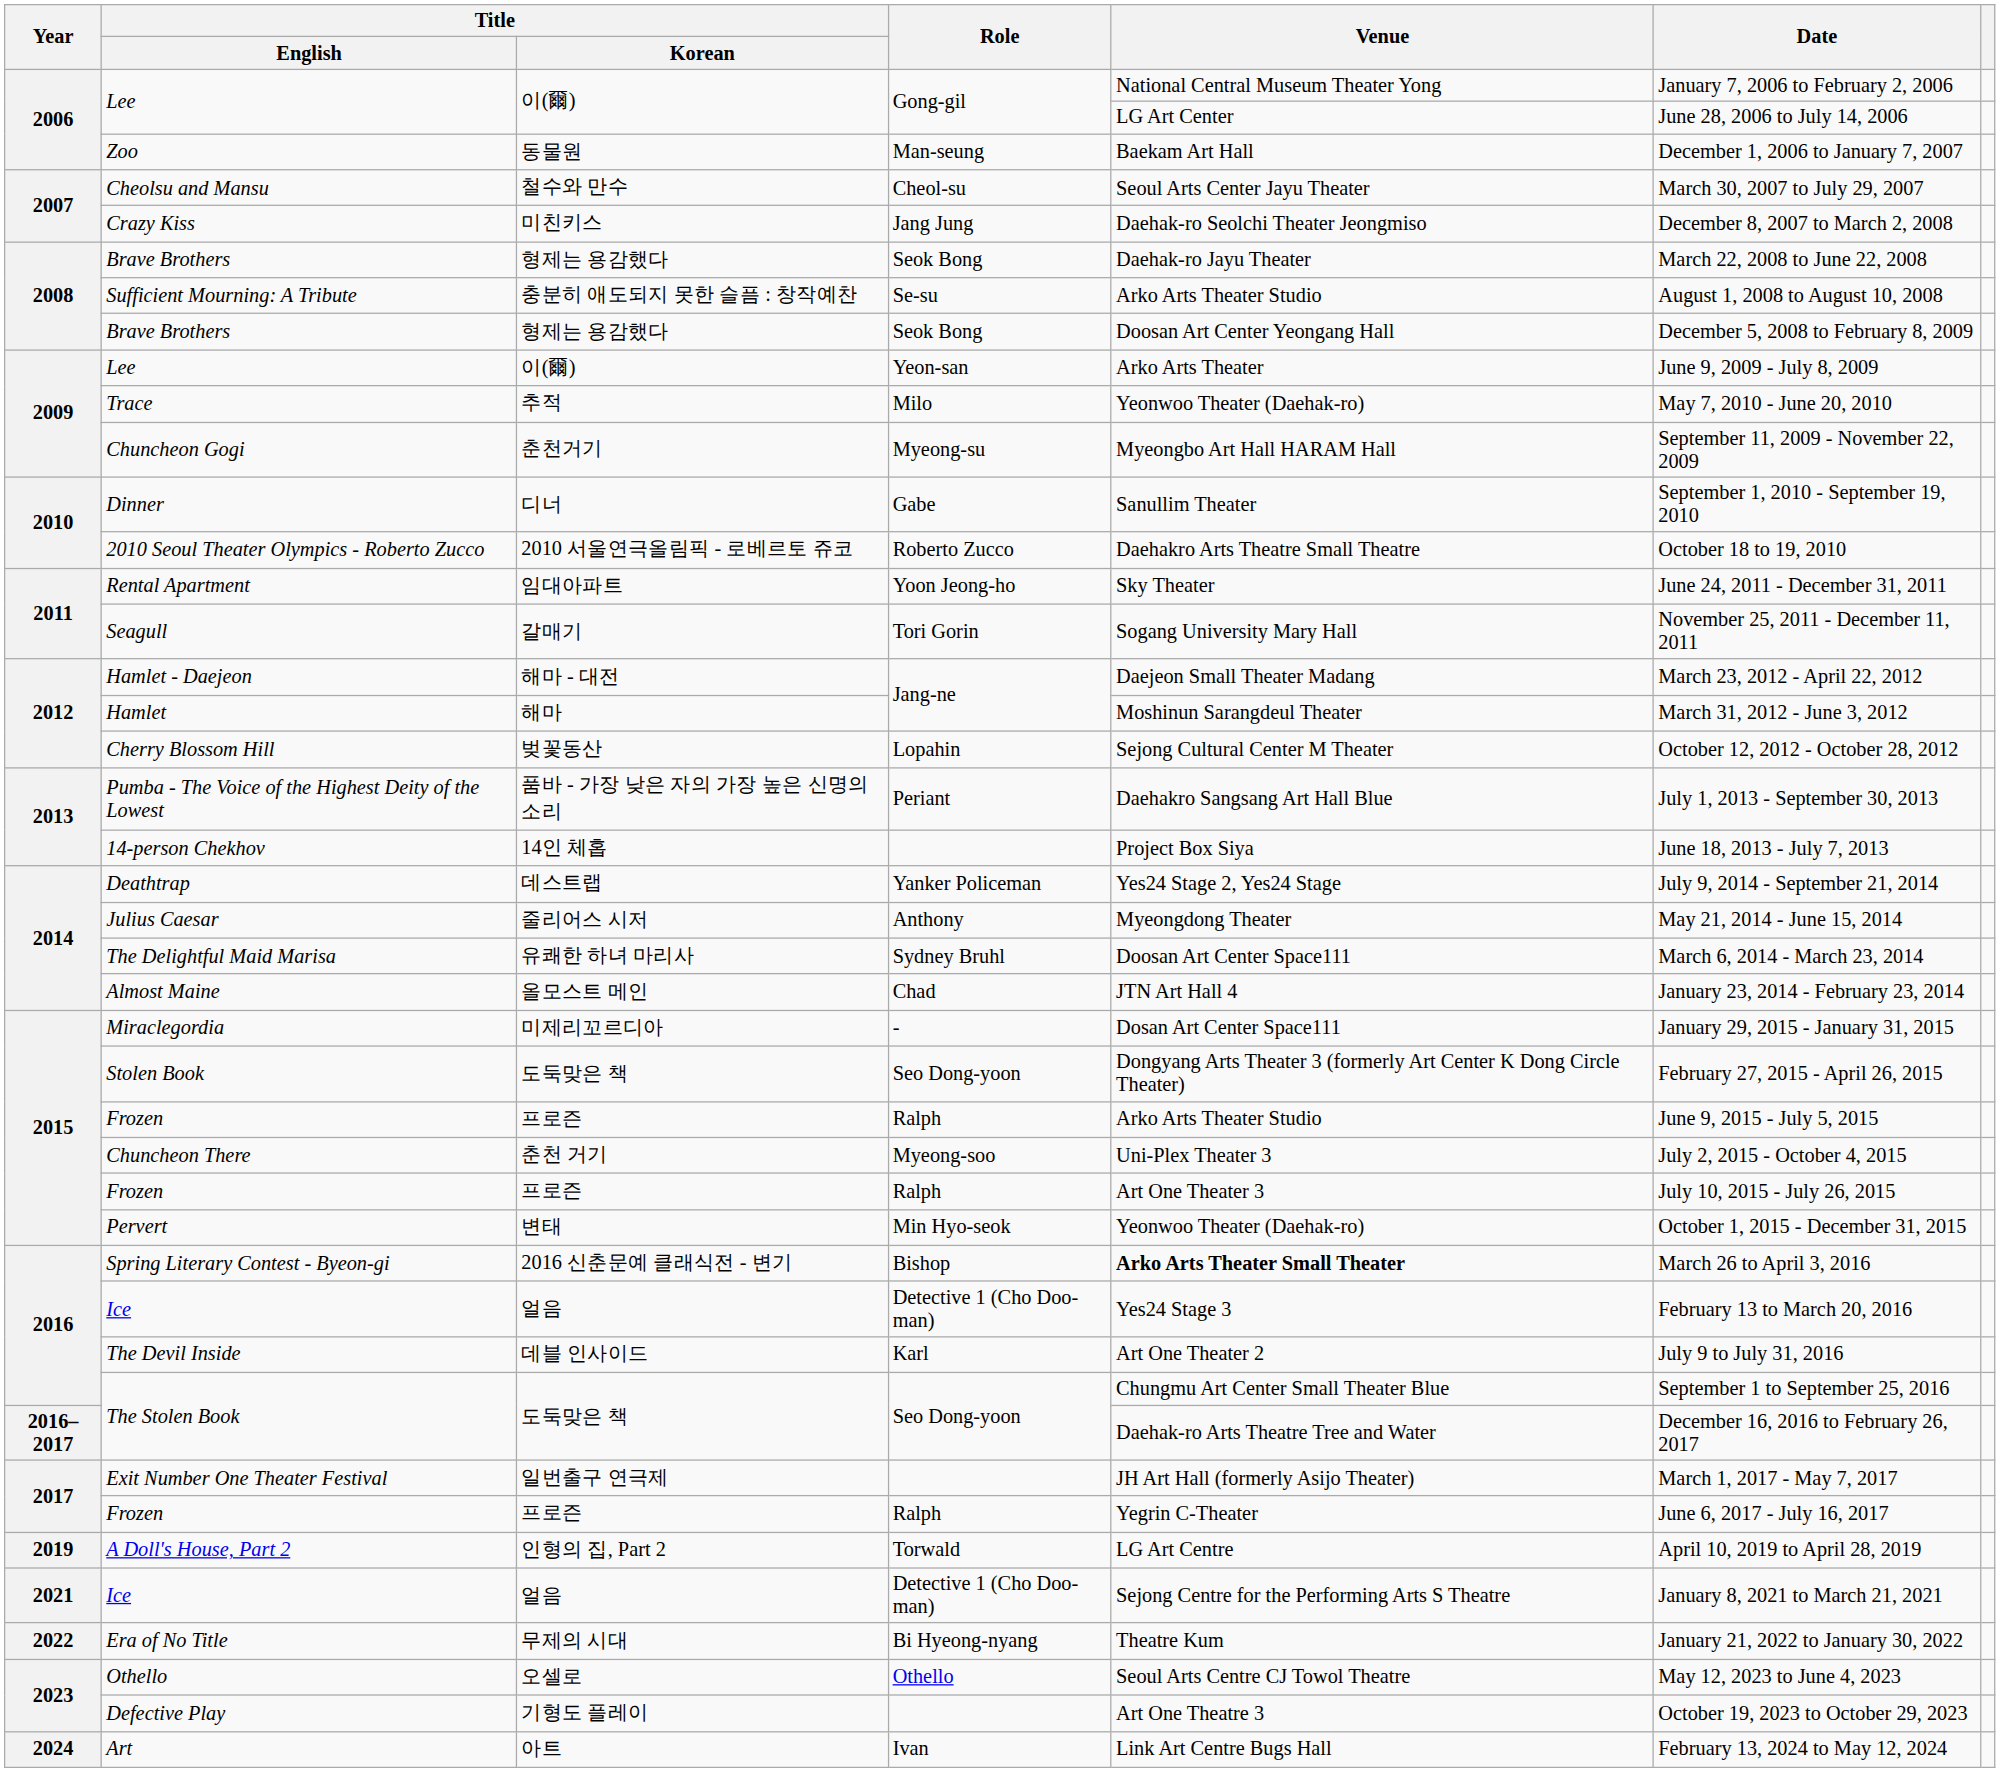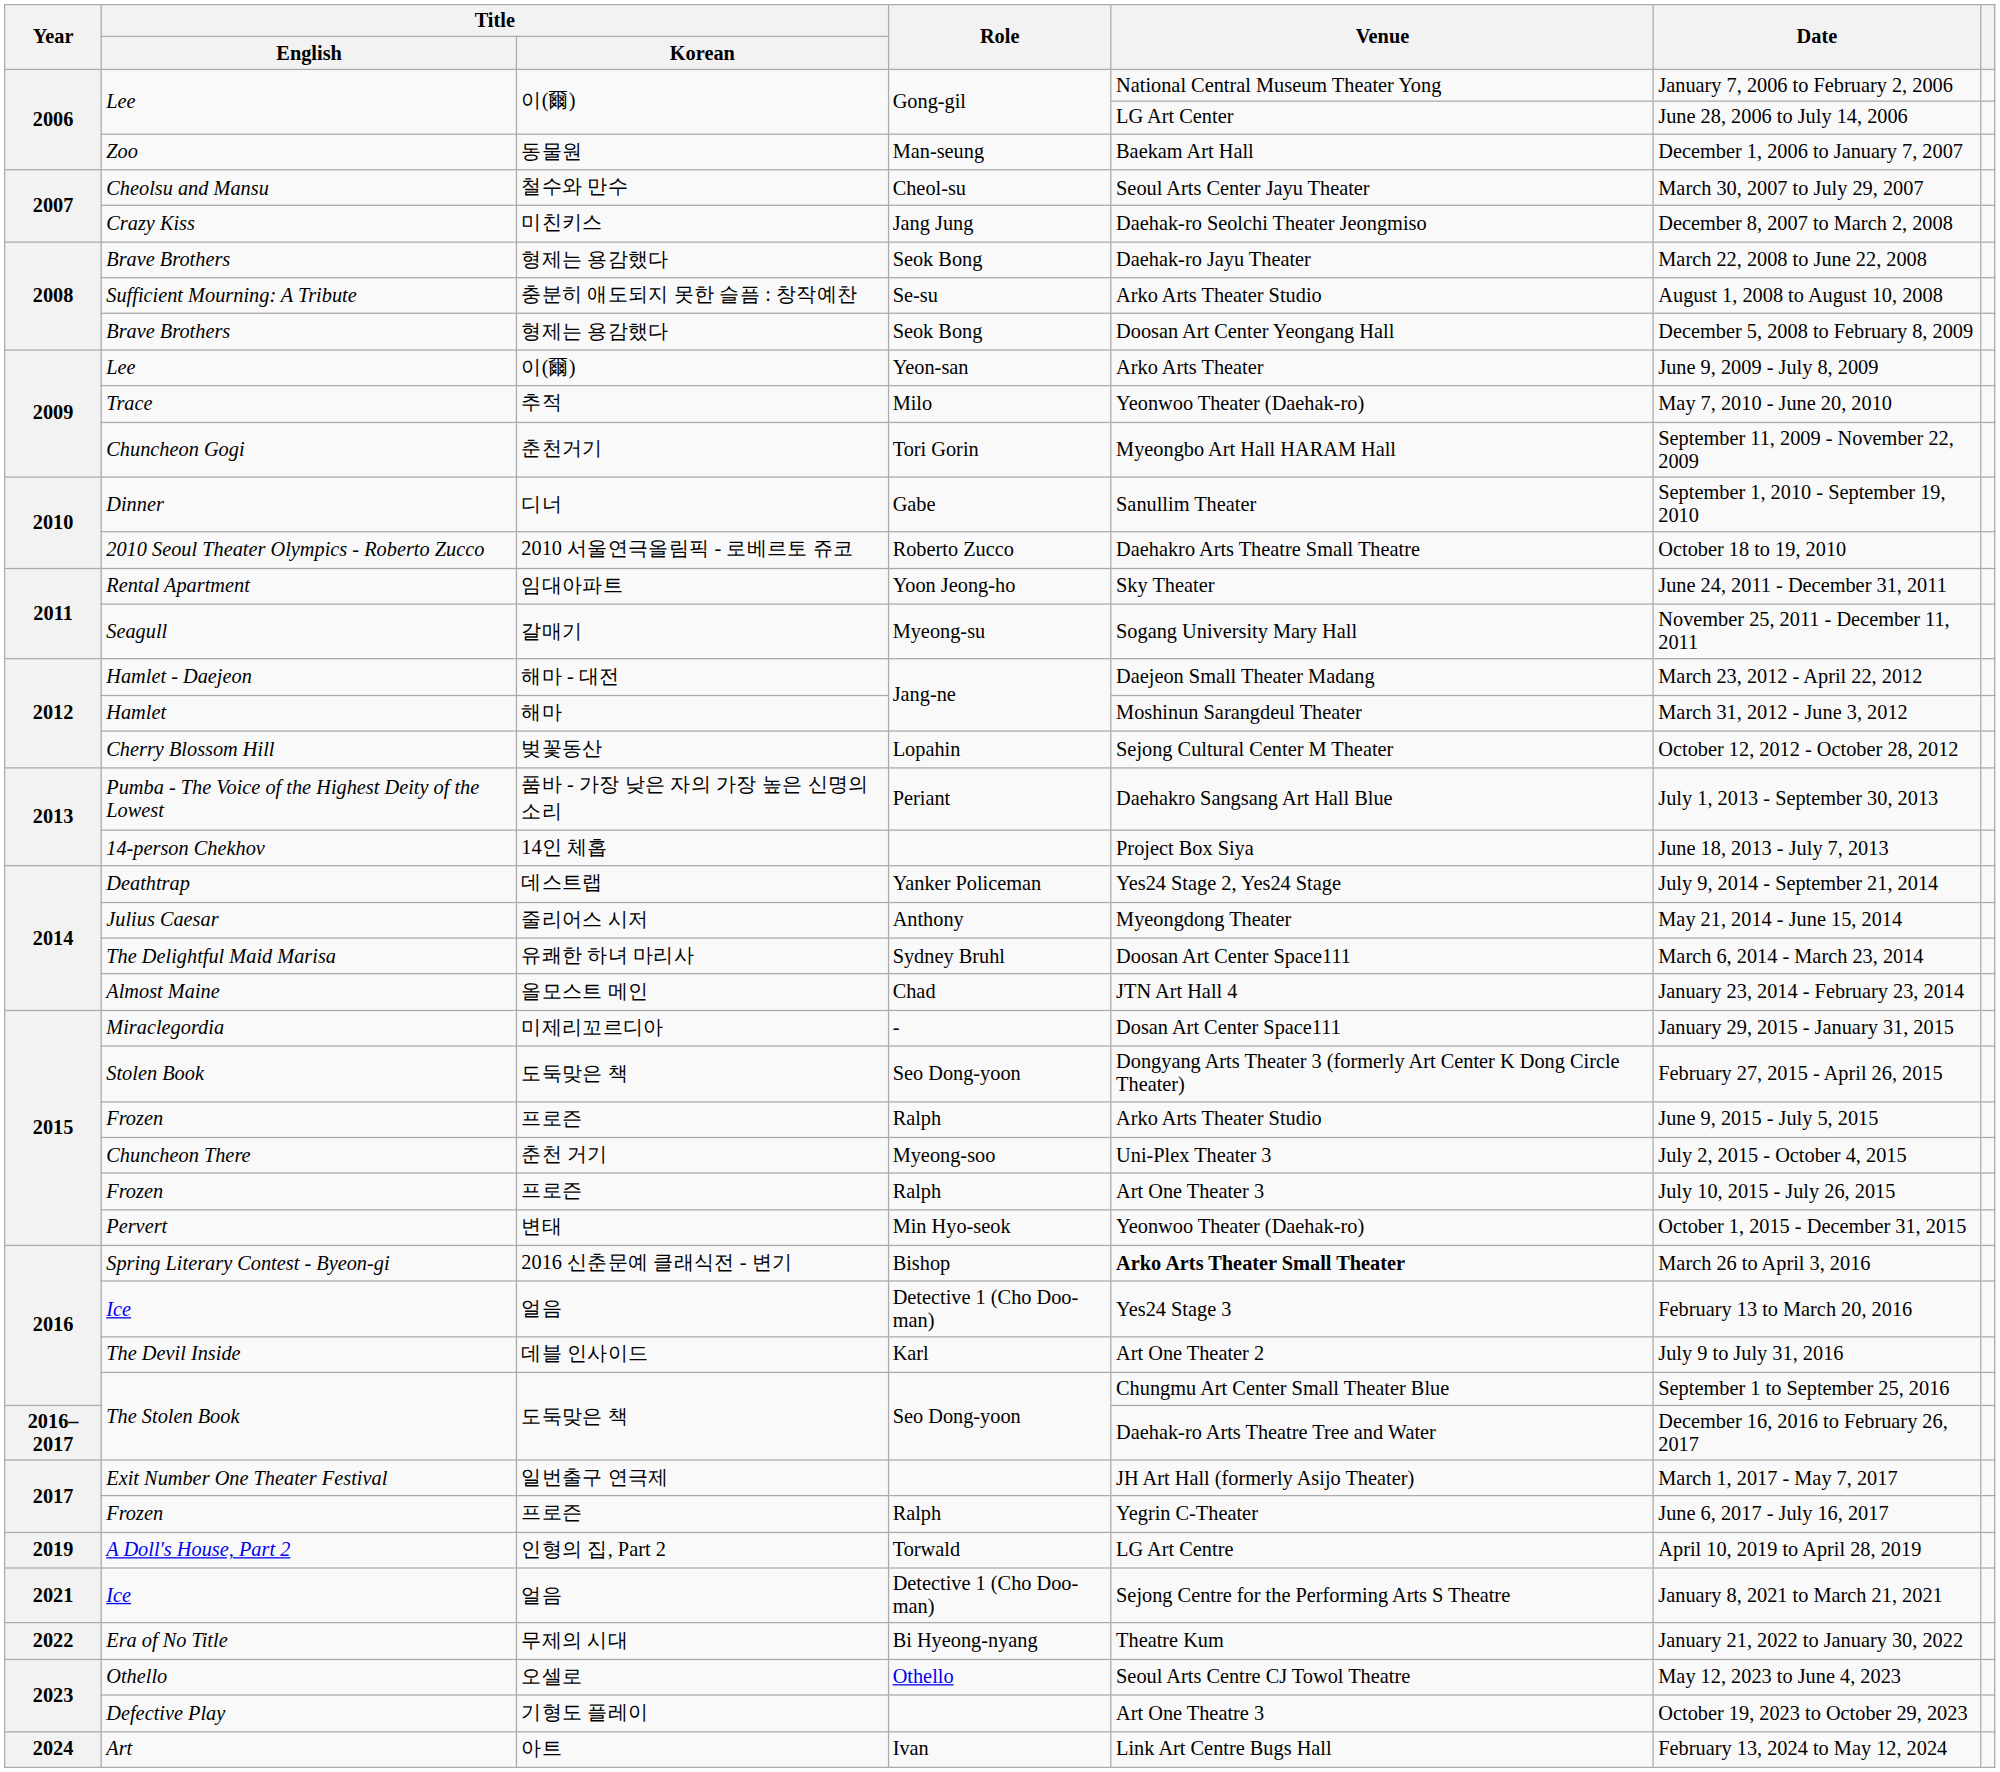(939, 449) Myeong-su -> (936, 449) Tori Gorin
(936, 631) Tori Gorin -> (939, 631) Myeong-su
